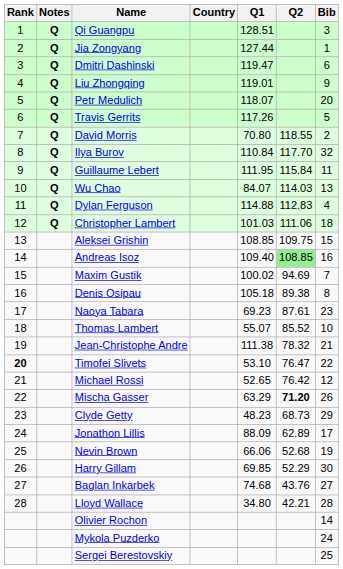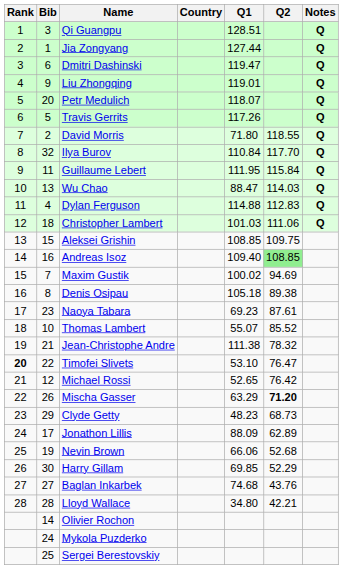columns swapped: (327, 13) <-> (54, 13)
(257, 135) 70.80 -> (244, 135) 71.80
(257, 188) 84.07 -> (244, 188) 88.47
